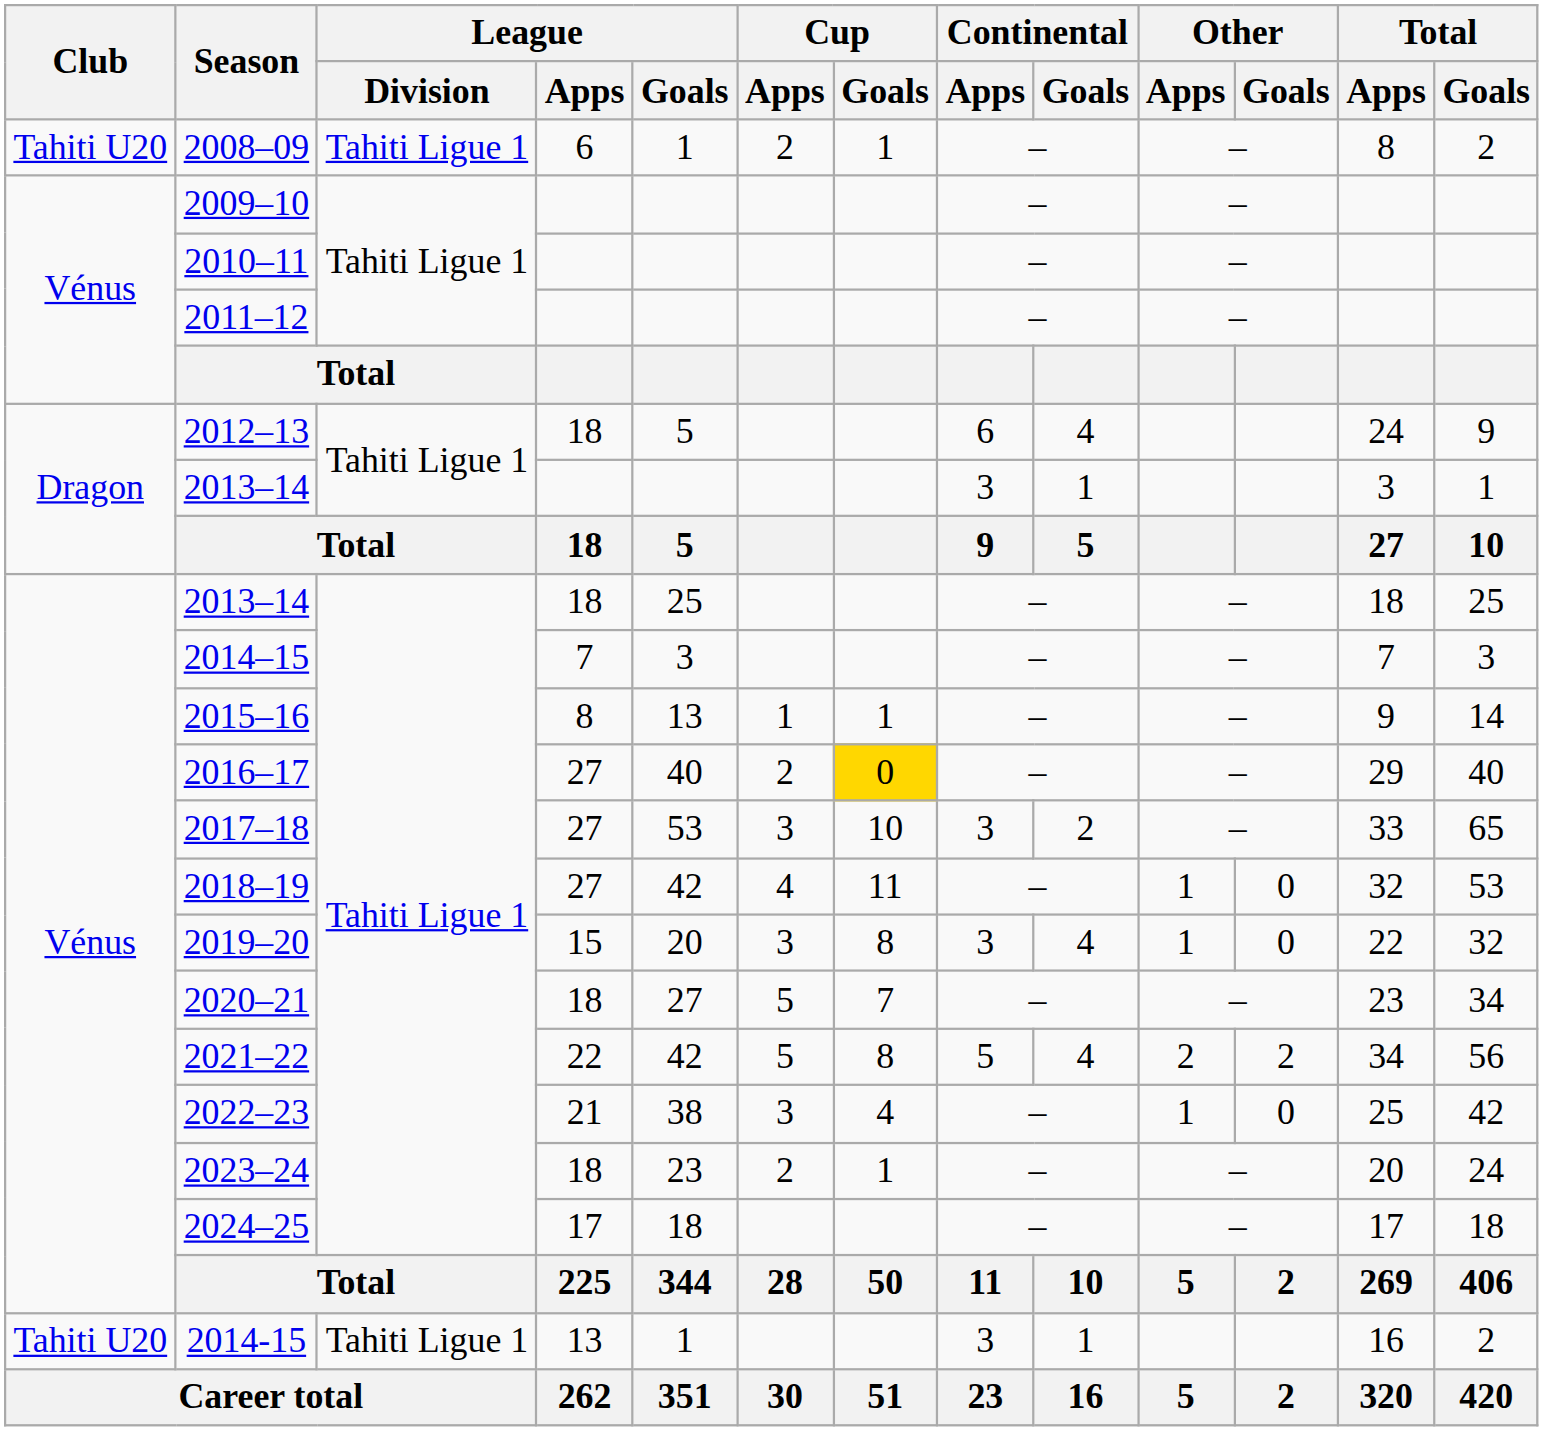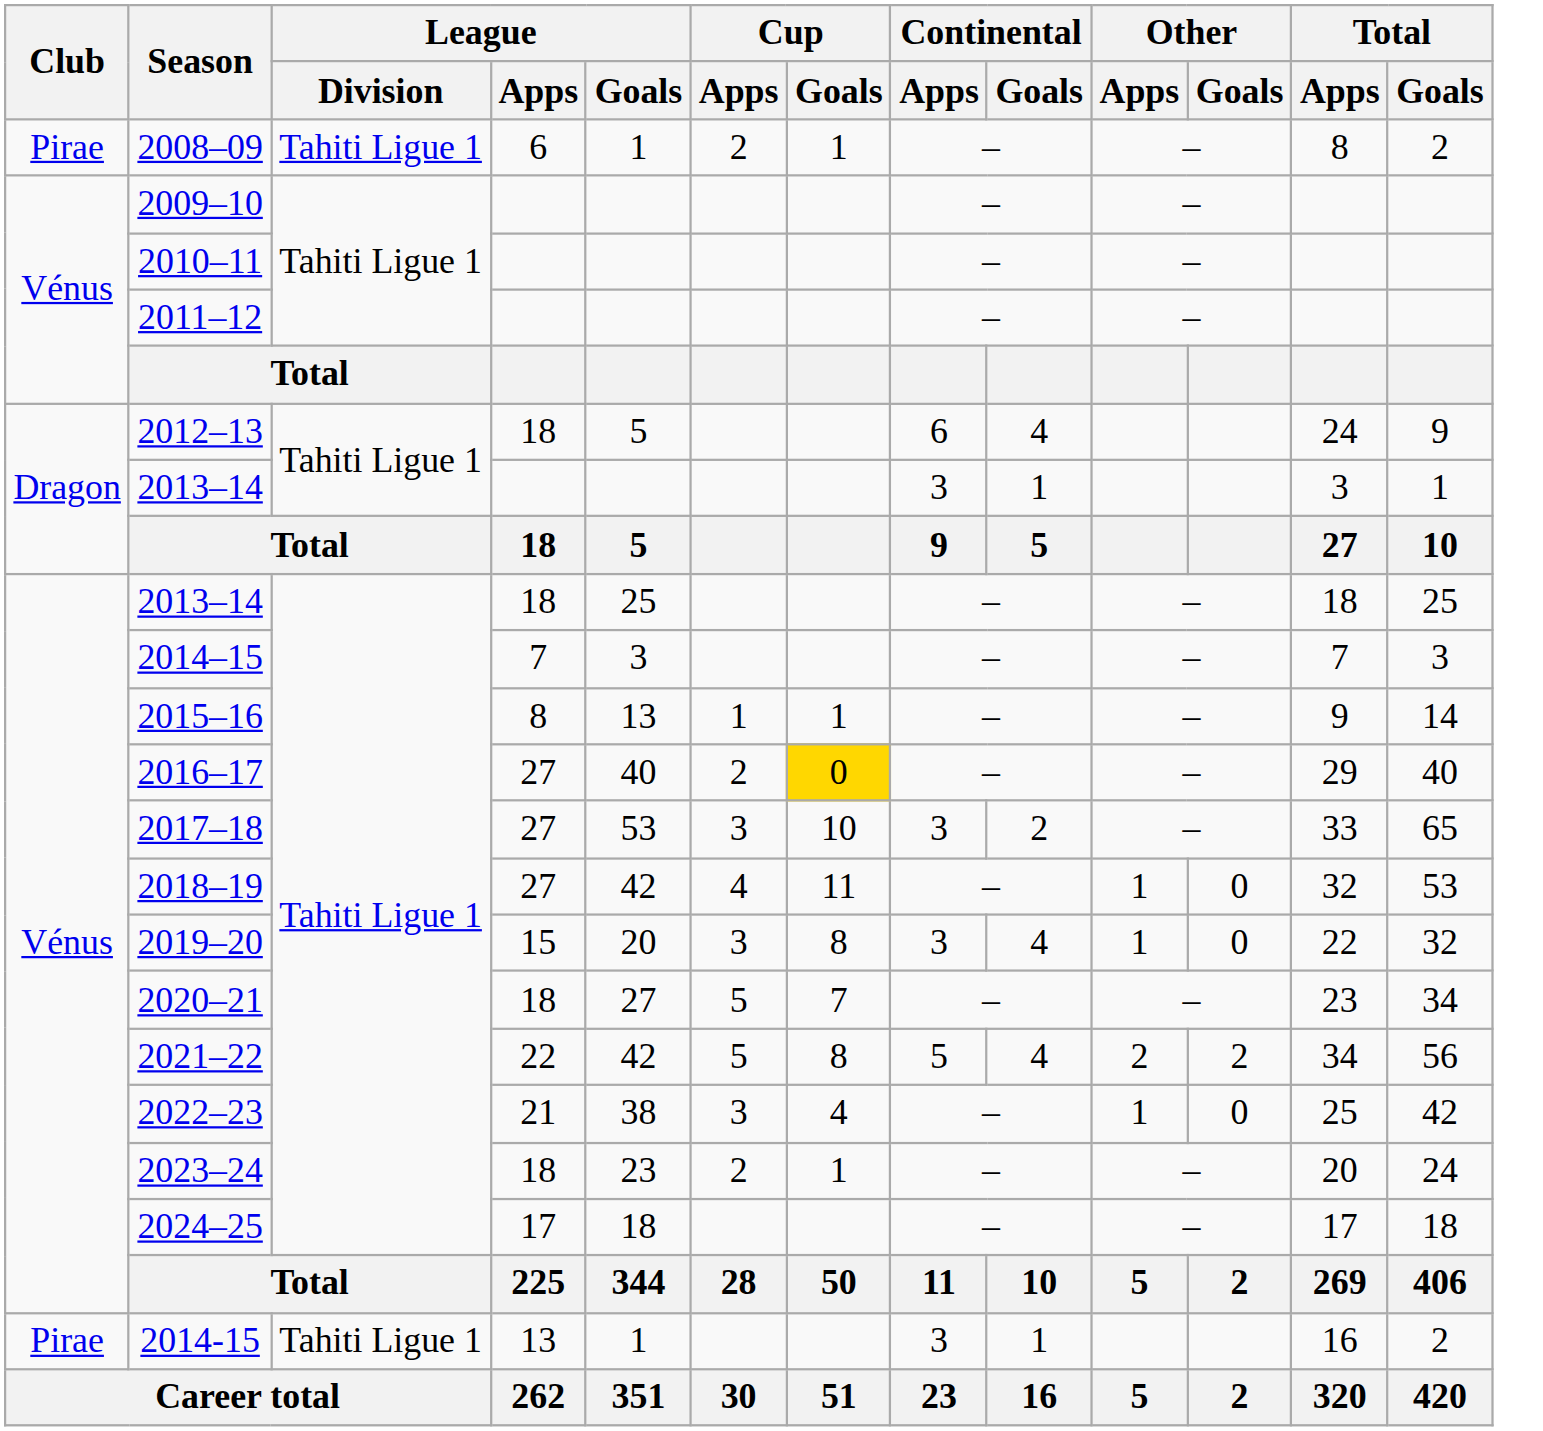(90, 146) Tahiti U20 -> (67, 146) Pirae
(90, 1340) Tahiti U20 -> (67, 1340) Pirae
